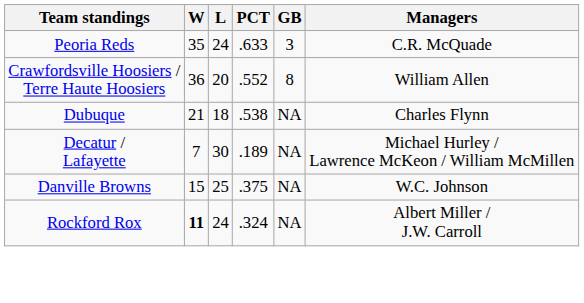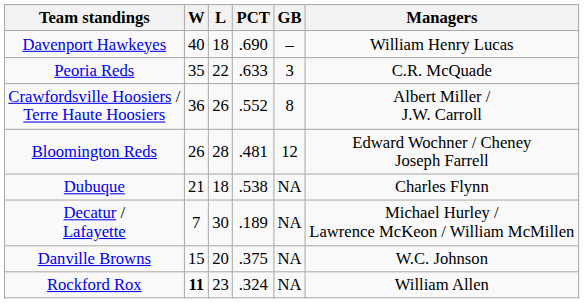+ row: (94, 44)
(221, 44) 24 -> (221, 70) 22
(221, 79) 20 -> (221, 106) 26
(442, 79) William Allen -> (442, 106) Albert Miller / J.W. Carroll
+ row: (94, 151)
(221, 187) 25 -> (221, 258) 20
(221, 222) 24 -> (221, 284) 23
(442, 222) Albert Miller / J.W. Carroll -> (442, 284) William Allen
